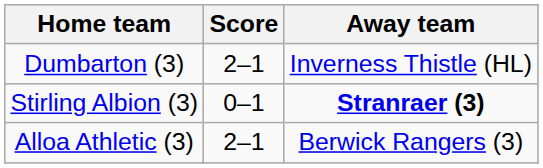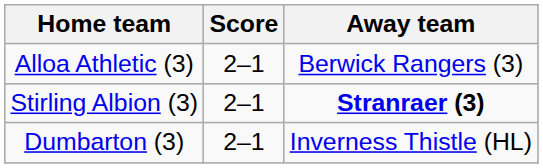rows swapped: (104, 63) <-> (104, 142)
(244, 102) 0–1 -> (244, 102) 2–1
